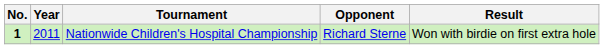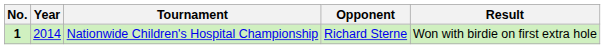(47, 34) 2011 -> (47, 34) 2014
